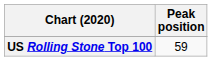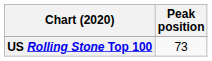(181, 46) 59 -> (181, 46) 73
